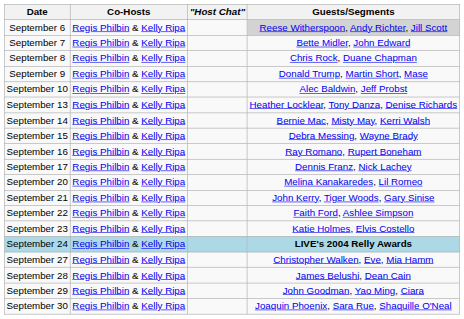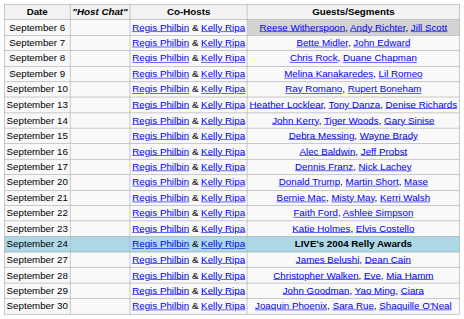columns swapped: (129, 12) <-> (217, 12)
(353, 74) Donald Trump, Martin Short, Mase -> (353, 74) Melina Kanakaredes, Lil Romeo
(353, 89) Alec Baldwin, Jeff Probst -> (353, 89) Ray Romano, Rupert Boneham
(353, 120) Bernie Mac, Misty May, Kerri Walsh -> (353, 120) John Kerry, Tiger Woods, Gary Sinise
(353, 151) Ray Romano, Rupert Boneham -> (353, 151) Alec Baldwin, Jeff Probst
(353, 182) Melina Kanakaredes, Lil Romeo -> (353, 182) Donald Trump, Martin Short, Mase
(353, 197) John Kerry, Tiger Woods, Gary Sinise -> (353, 197) Bernie Mac, Misty May, Kerri Walsh
(353, 259) Christopher Walken, Eve, Mia Hamm -> (353, 259) James Belushi, Dean Cain
(353, 275) James Belushi, Dean Cain -> (353, 275) Christopher Walken, Eve, Mia Hamm
